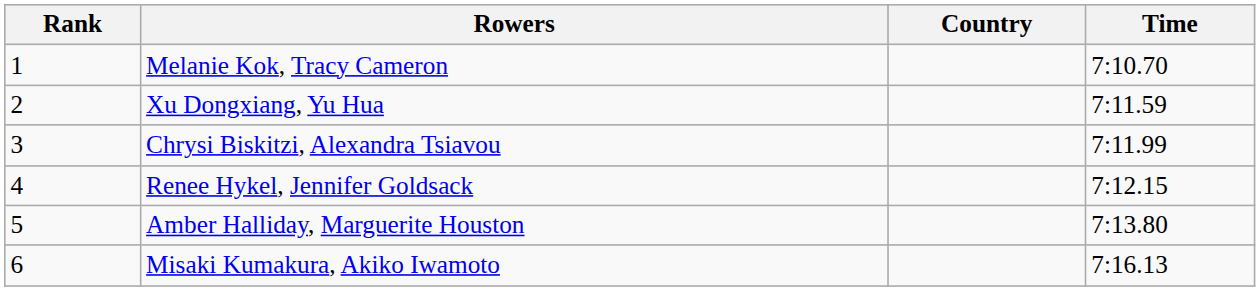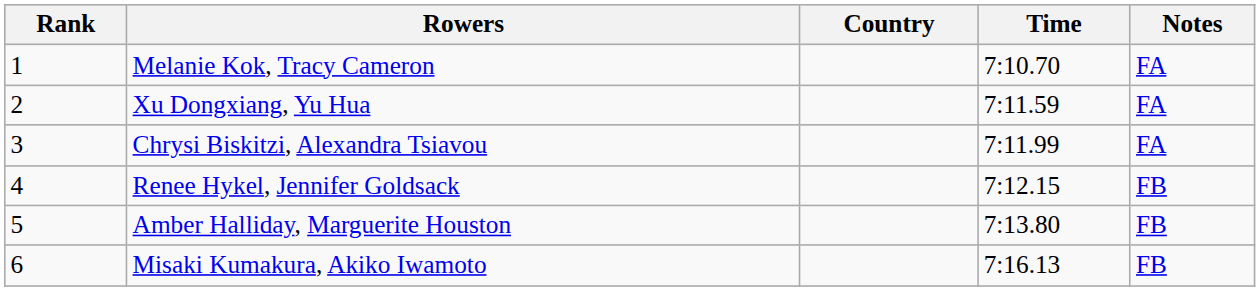+ column: (1192, 24)
